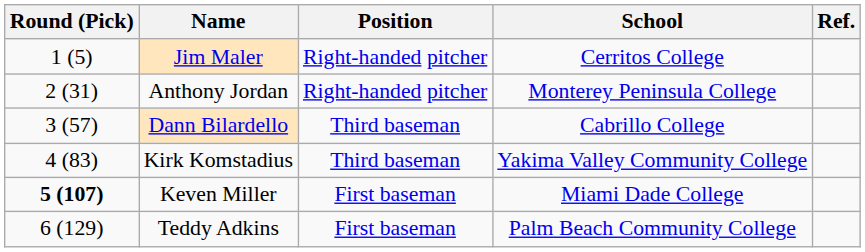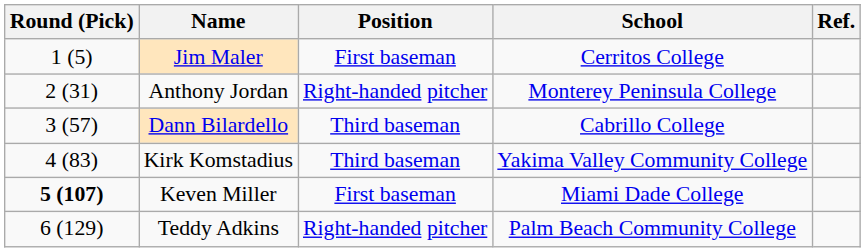(395, 56) Right-handed pitcher -> (395, 56) First baseman
(395, 228) First baseman -> (395, 228) Right-handed pitcher
